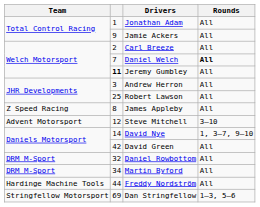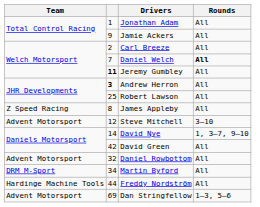(114, 85) normal -> (110, 85) bold
(31, 159) DRM M-Sport -> (44, 159) Advent Motorsport
(57, 196) Stringfellow Motorsport -> (44, 196) Advent Motorsport
